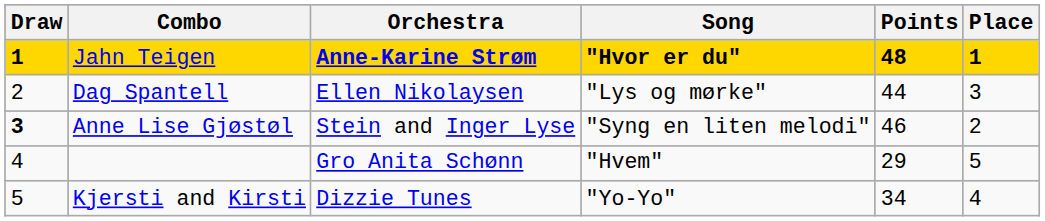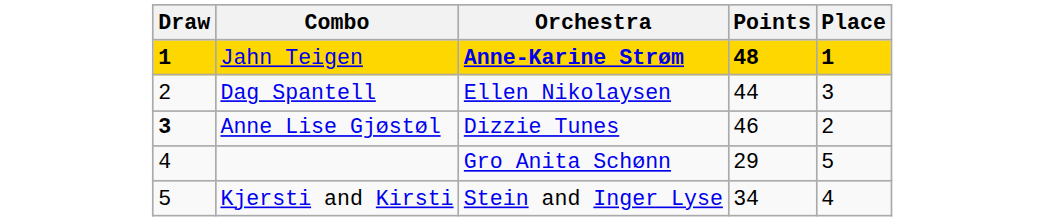- column: (728, 22)
(446, 128) Stein and Inger Lyse -> (542, 128) Dizzie Tunes
(394, 198) Dizzie Tunes -> (593, 198) Stein and Inger Lyse
